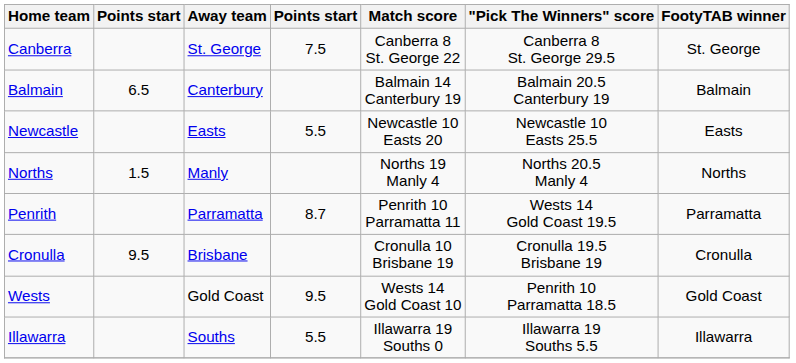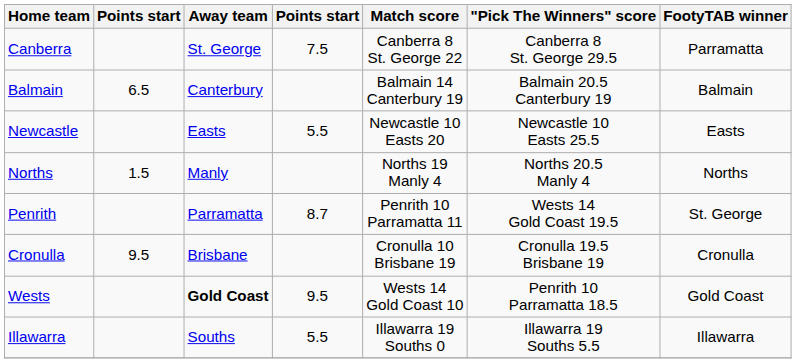(724, 49) St. George -> (726, 49) Parramatta
(724, 214) Parramatta -> (726, 214) St. George
(226, 296) normal -> (228, 296) bold
